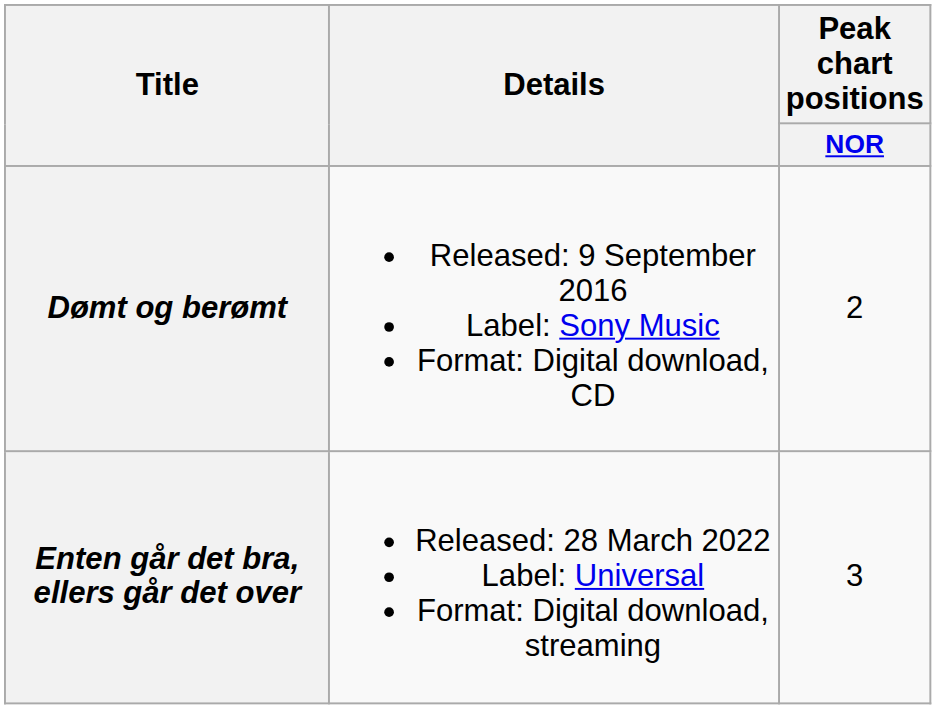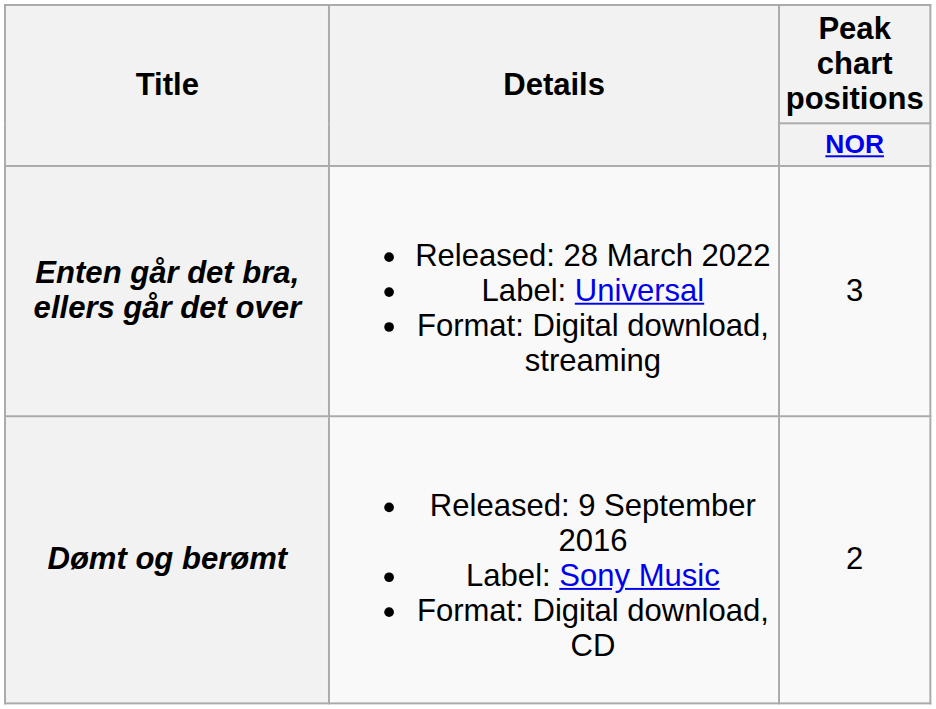rows swapped: (167, 308) <-> (167, 576)
